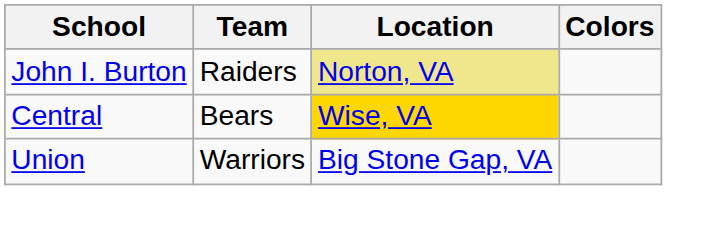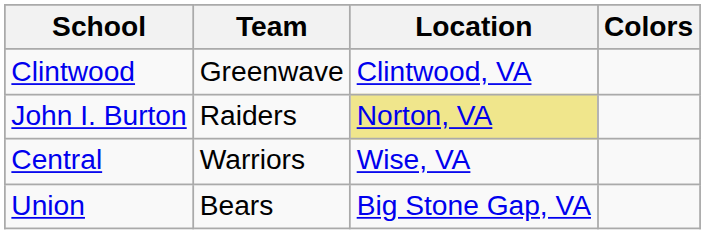+ row: (73, 71)
(236, 116) Bears -> (252, 160) Warriors
(375, 116) gold background -> (414, 160) no background
(252, 160) Warriors -> (236, 205) Bears
